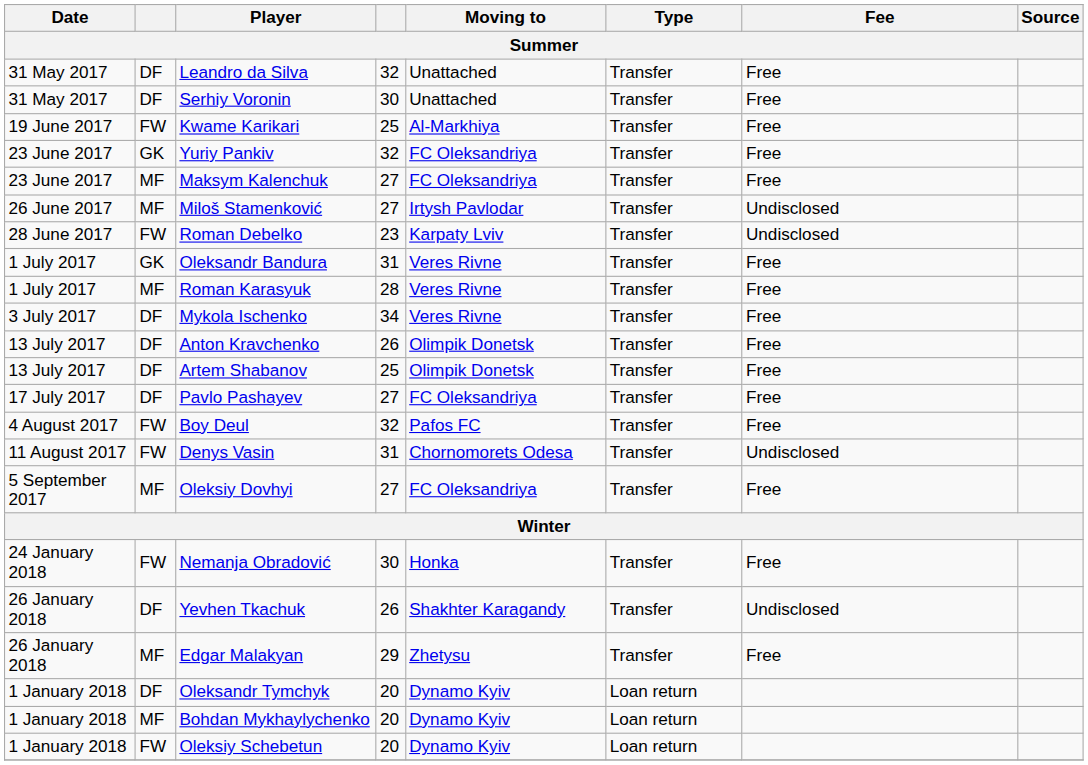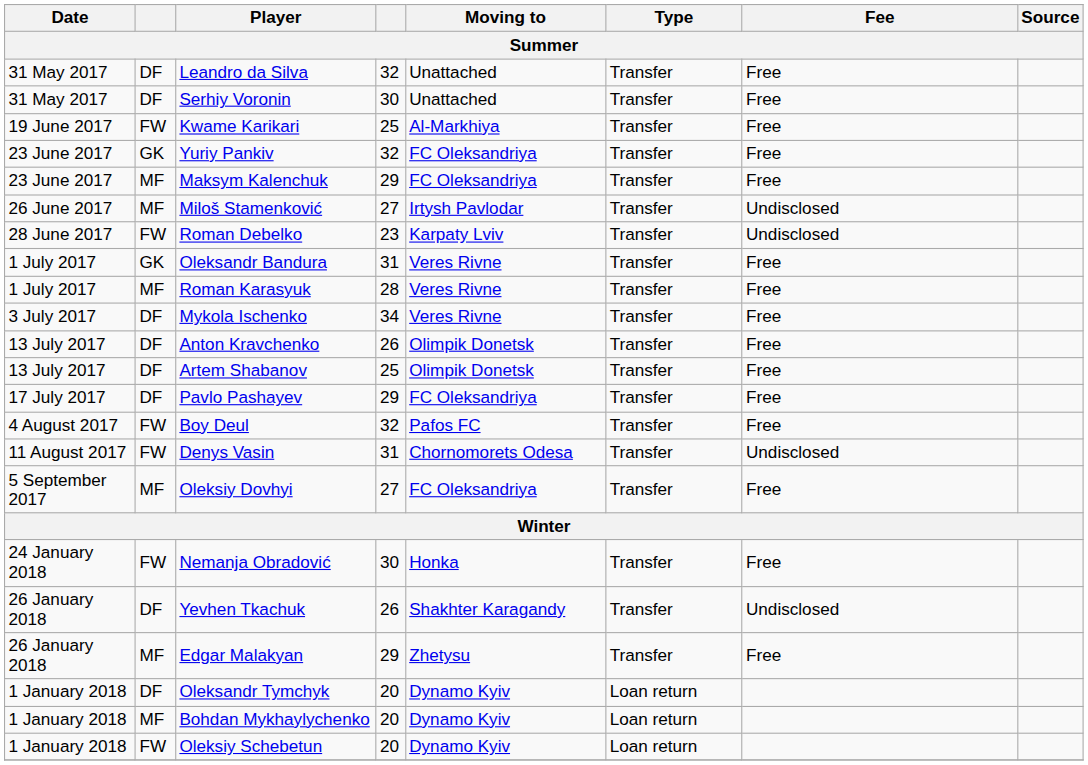(389, 180) 27 -> (389, 180) 29
(389, 398) 27 -> (389, 398) 29
